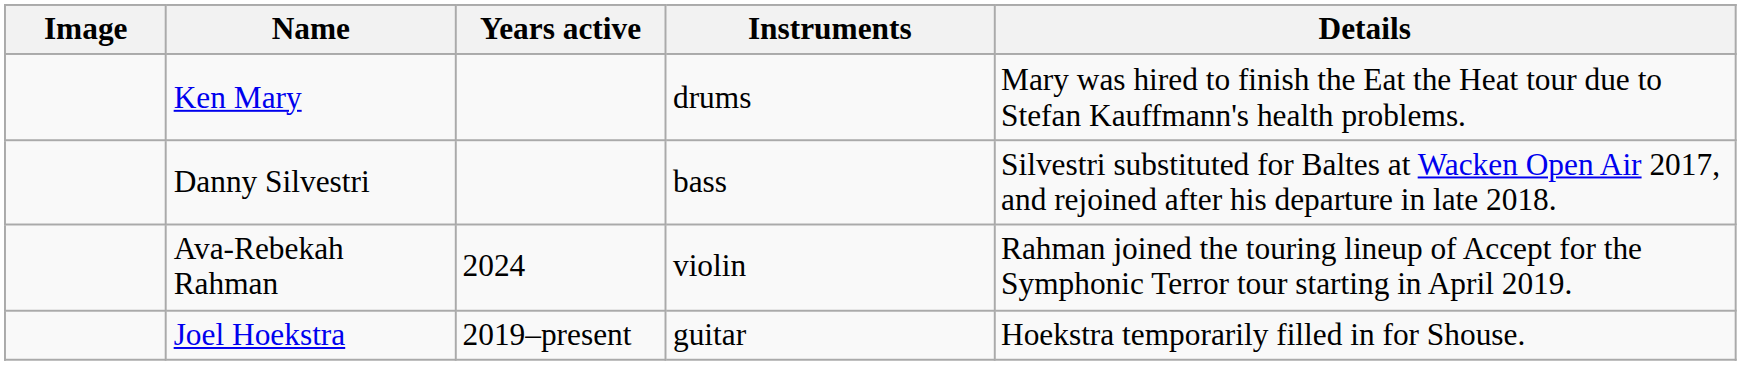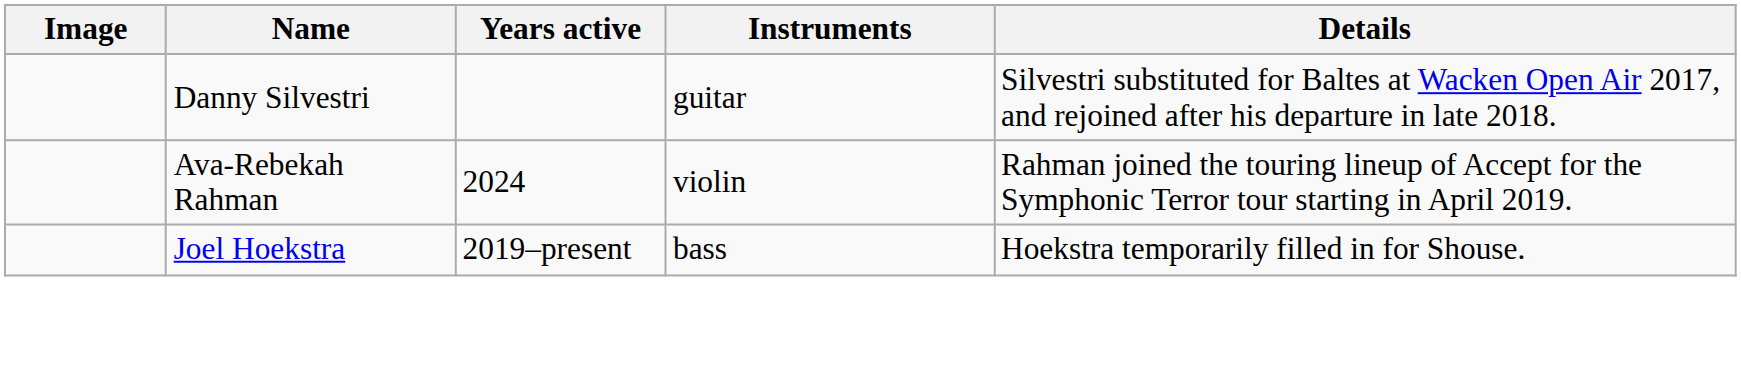- row: (238, 96)
(700, 181) bass -> (710, 96) guitar
(710, 334) guitar -> (700, 249) bass
